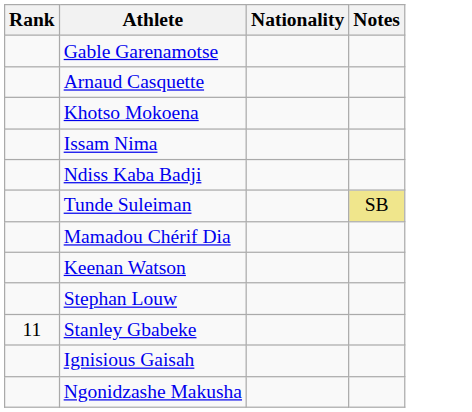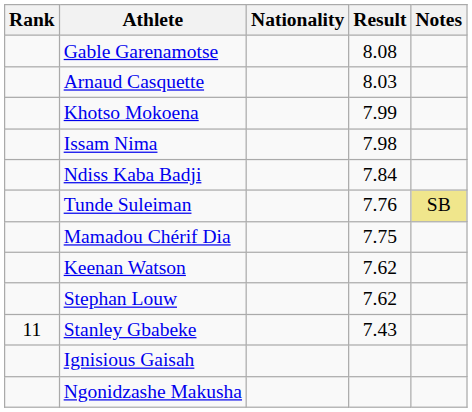+ column: (380, 19)
